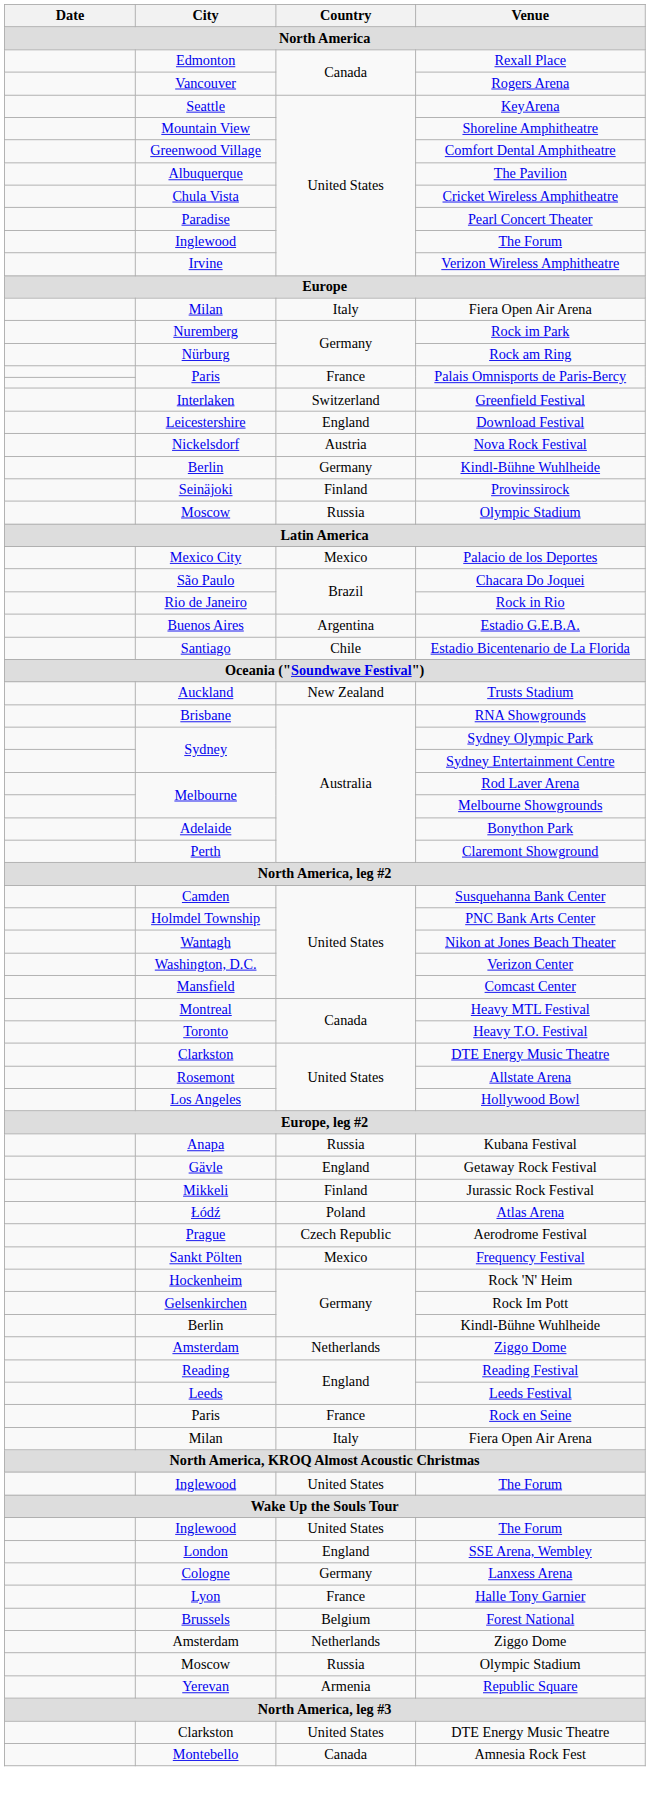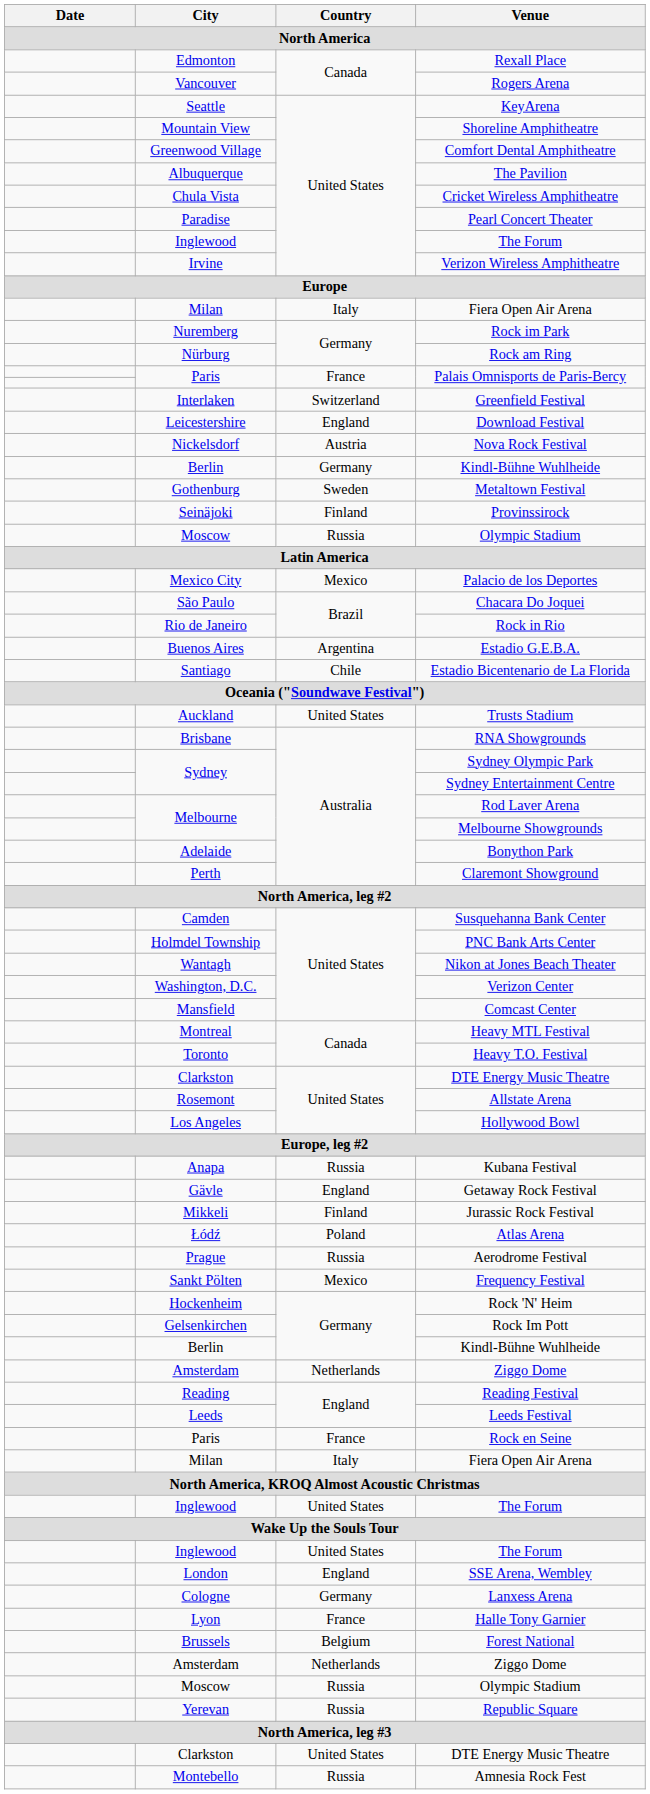+ row: (206, 490)
(346, 693) New Zealand -> (346, 715) United States
(346, 1235) Czech Republic -> (346, 1257) Russia
(346, 1686) Armenia -> (346, 1709) Russia
(346, 1754) Canada -> (346, 1777) Russia
